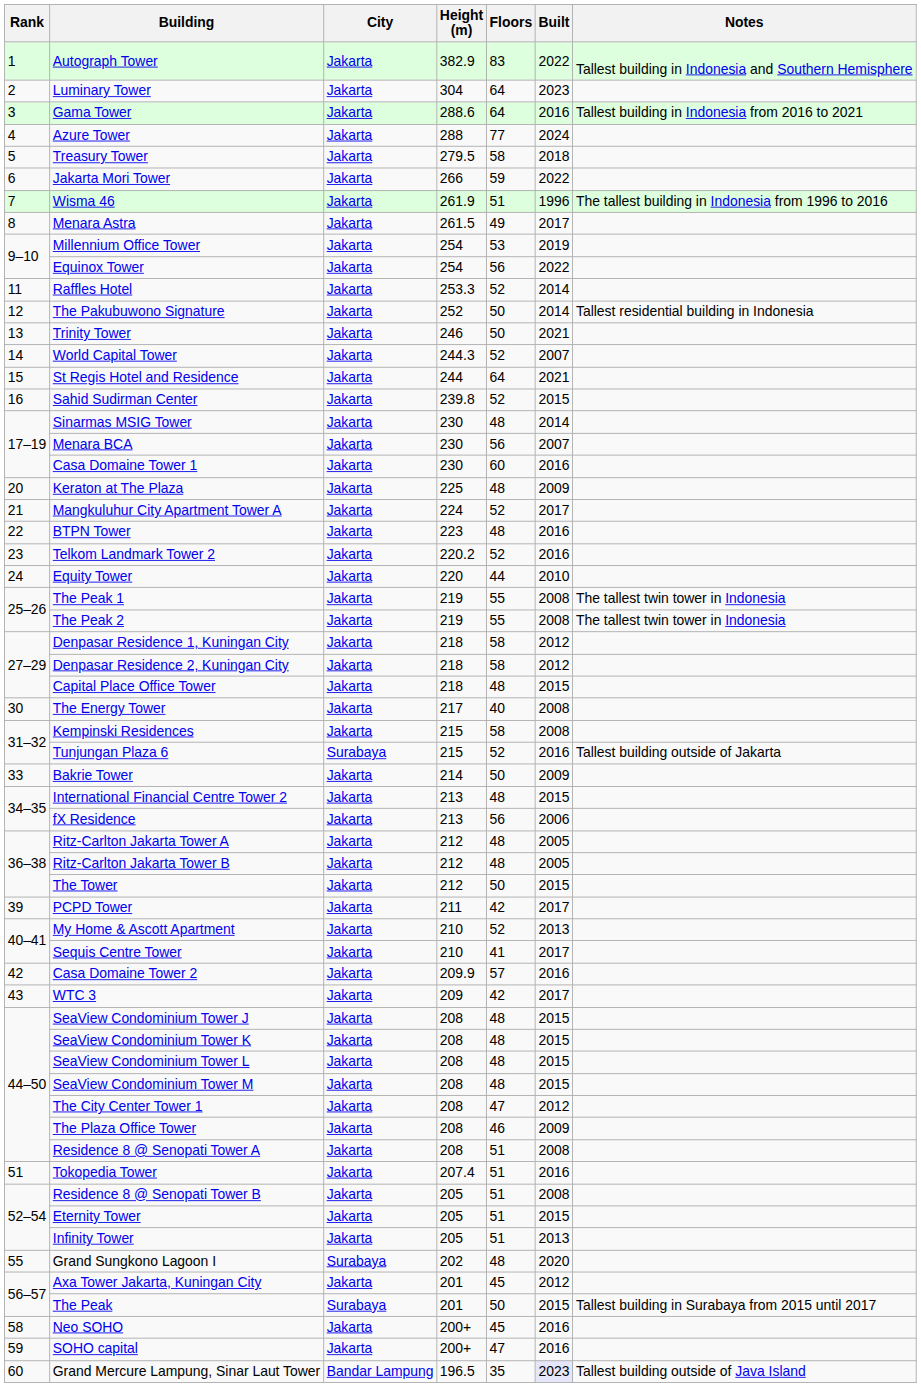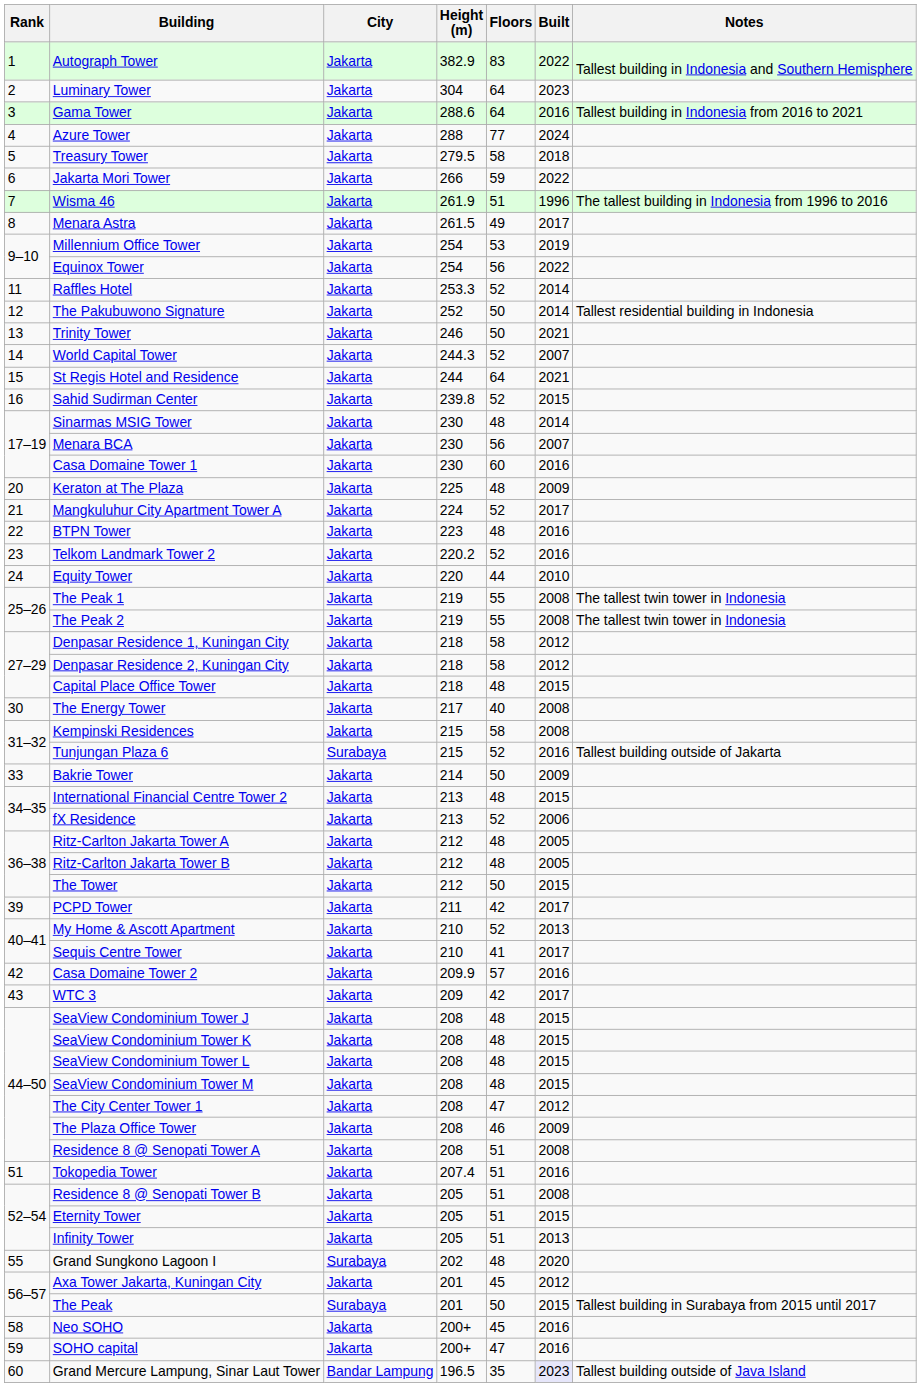(497, 819) 56 -> (497, 819) 52
